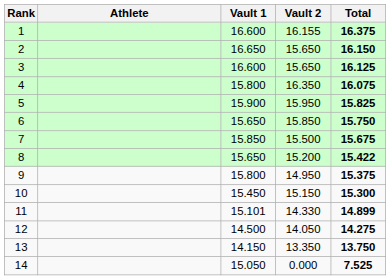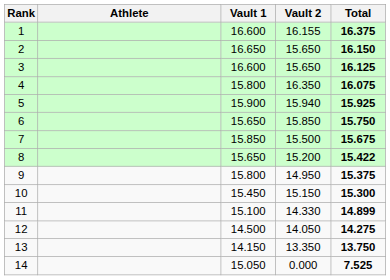(303, 103) 15.950 -> (303, 103) 15.940
(358, 103) 15.825 -> (358, 103) 15.925
(248, 211) 15.101 -> (248, 211) 15.100
